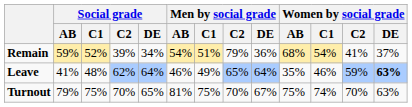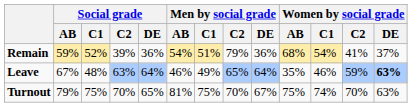(152, 53) 34% -> (152, 53) 36%
(68, 72) 41% -> (68, 72) 67%
(124, 72) 62% -> (124, 72) 63%
